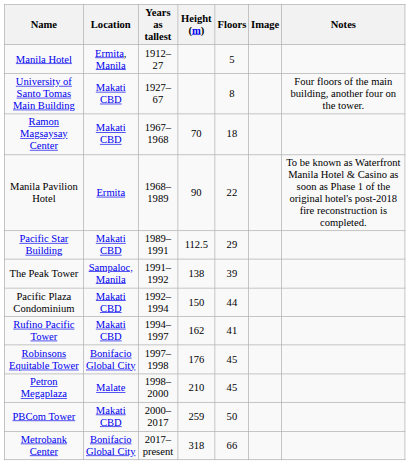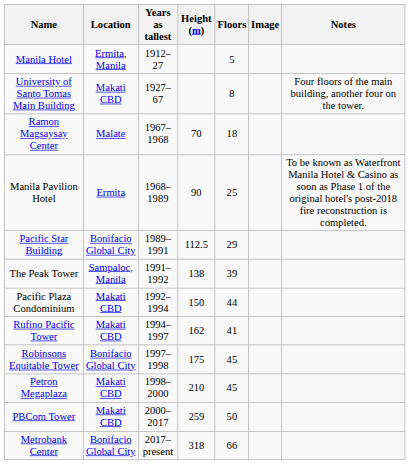(111, 134) Makati CBD -> (111, 134) Malate
(232, 192) 22 -> (232, 192) 25
(111, 245) Makati CBD -> (111, 245) Bonifacio Global City
(196, 359) 176 -> (196, 359) 175
(111, 388) Malate -> (111, 388) Makati CBD
